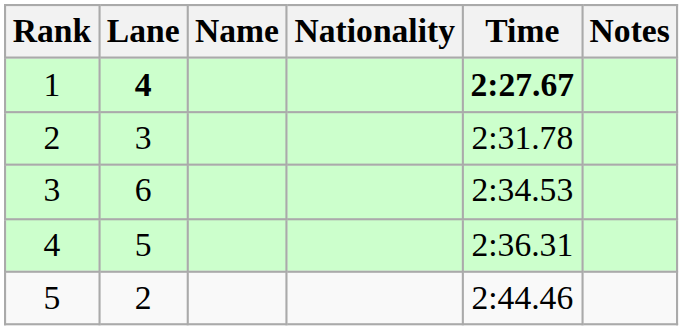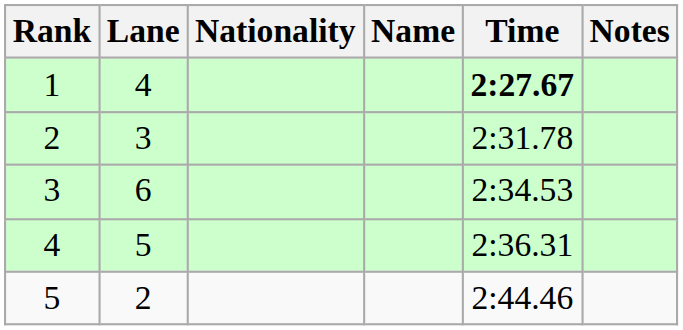columns swapped: (237, 31) <-> (375, 31)
(143, 84) bold -> (143, 84) normal
